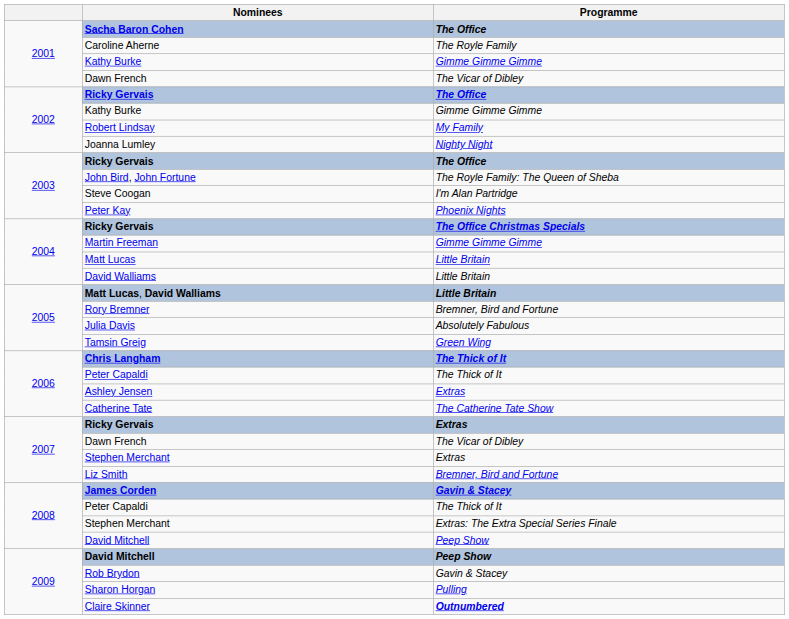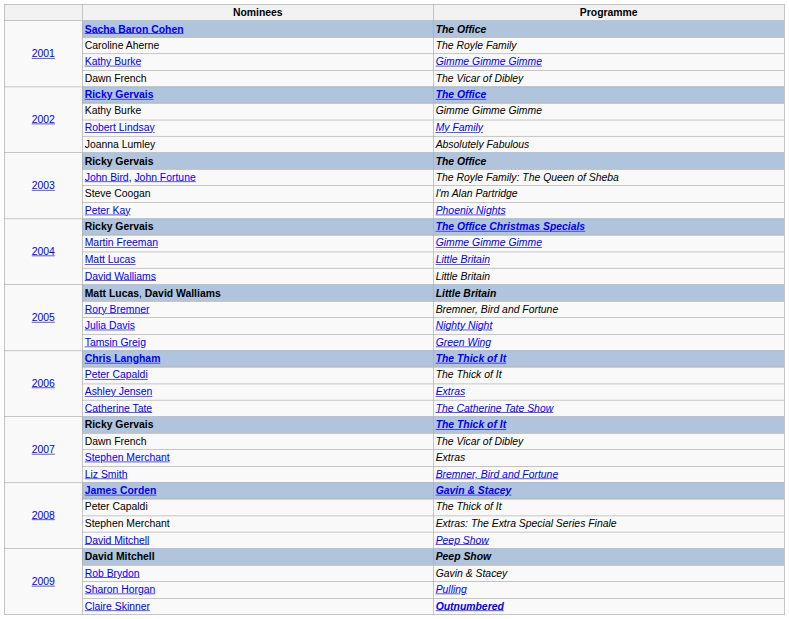(464, 144) Nighty Night -> (482, 144) Absolutely Fabulous
(482, 326) Absolutely Fabulous -> (464, 326) Nighty Night
(452, 425) Extras -> (471, 425) The Thick of It
